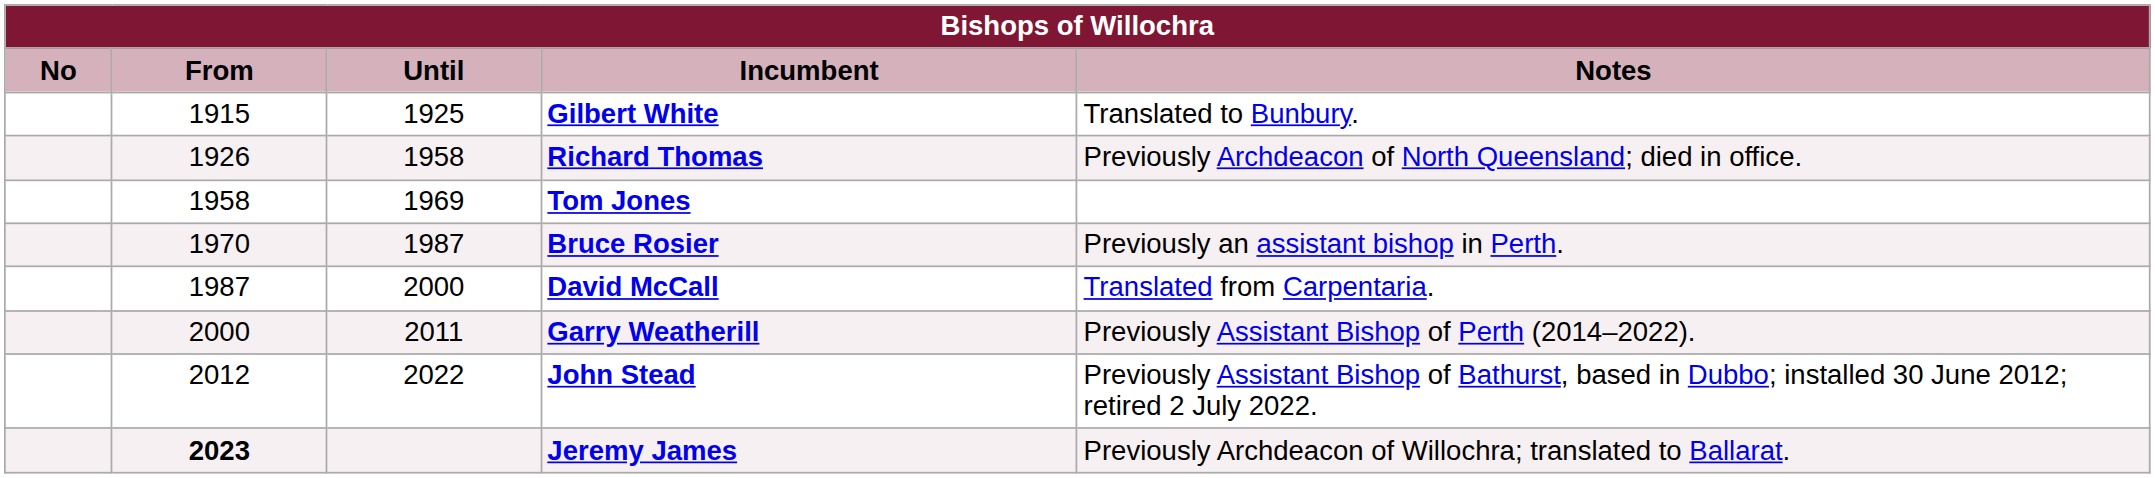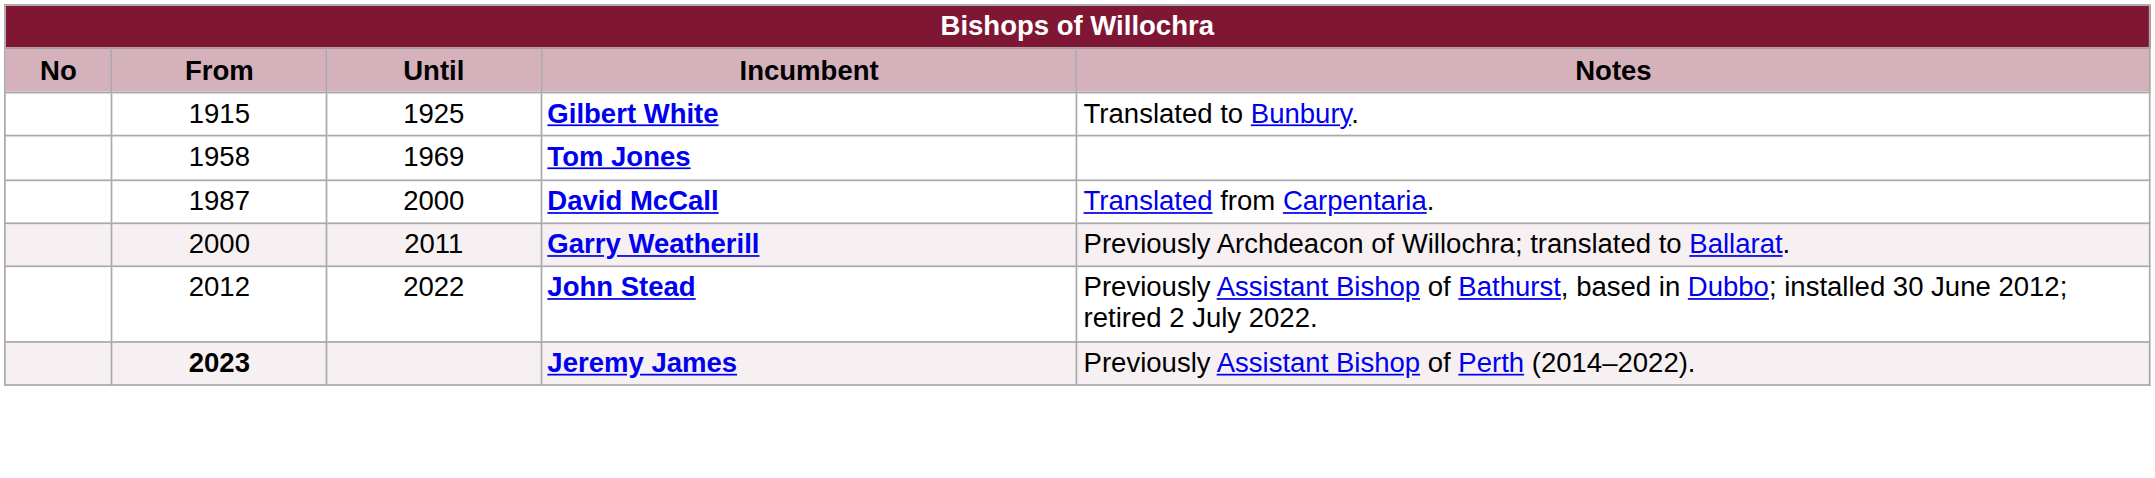- row: (655, 157)
- row: (633, 244)
(1390, 331) Previously Assistant Bishop of Perth (2014–2022). -> (1437, 244) Previously Archdeacon of Willochra; translated to Ballarat.
(1437, 450) Previously Archdeacon of Willochra; translated to Ballarat. -> (1390, 362) Previously Assistant Bishop of Perth (2014–2022).
